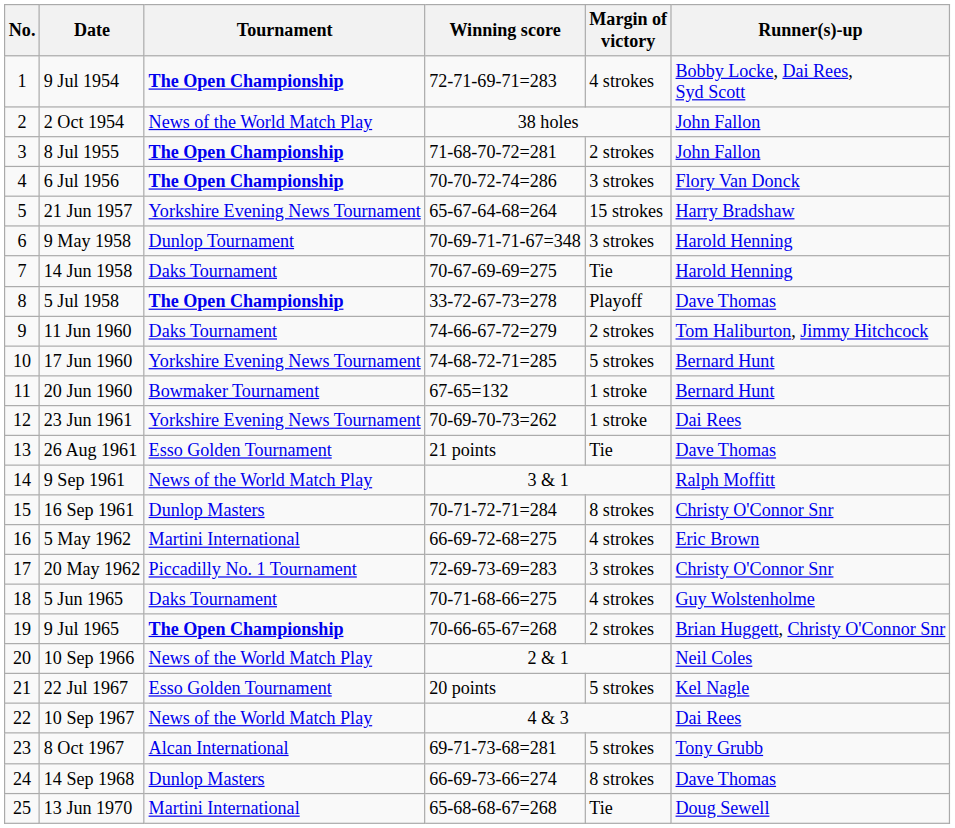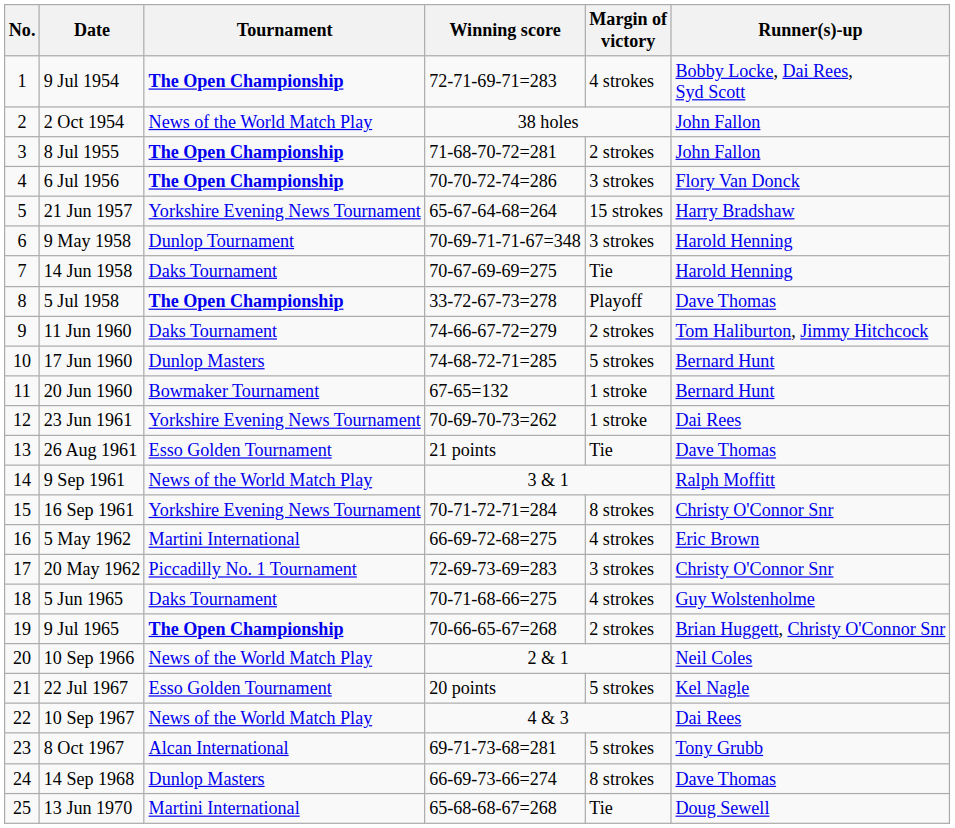(285, 360) Yorkshire Evening News Tournament -> (207, 360) Dunlop Masters
(207, 509) Dunlop Masters -> (285, 509) Yorkshire Evening News Tournament
